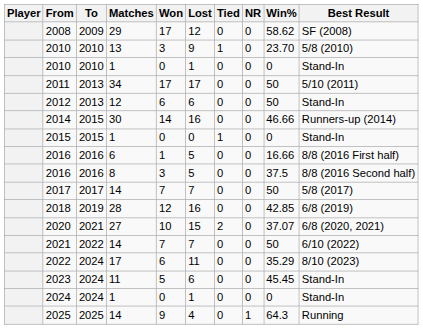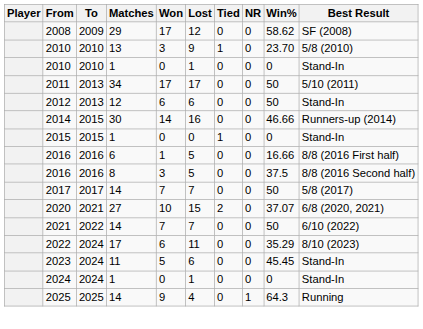- row: (58, 208)
